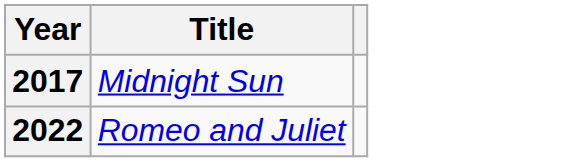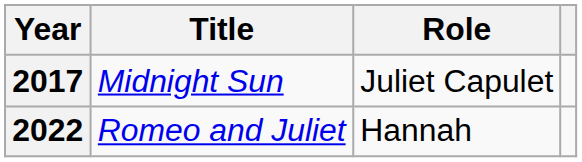+ column: (457, 29)
